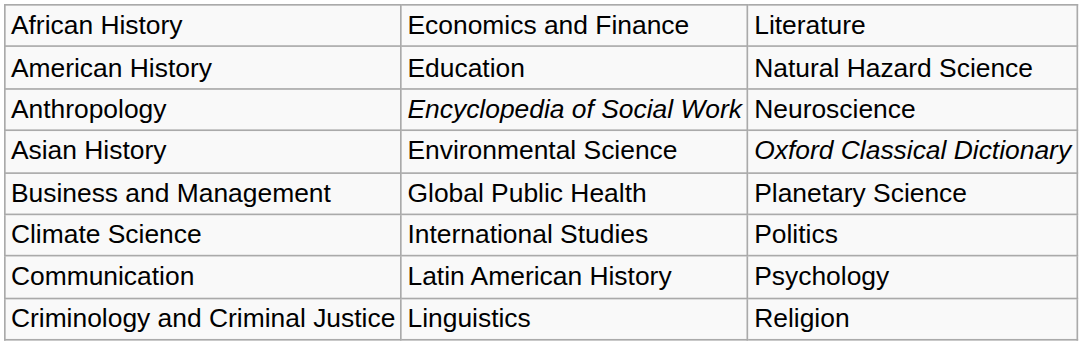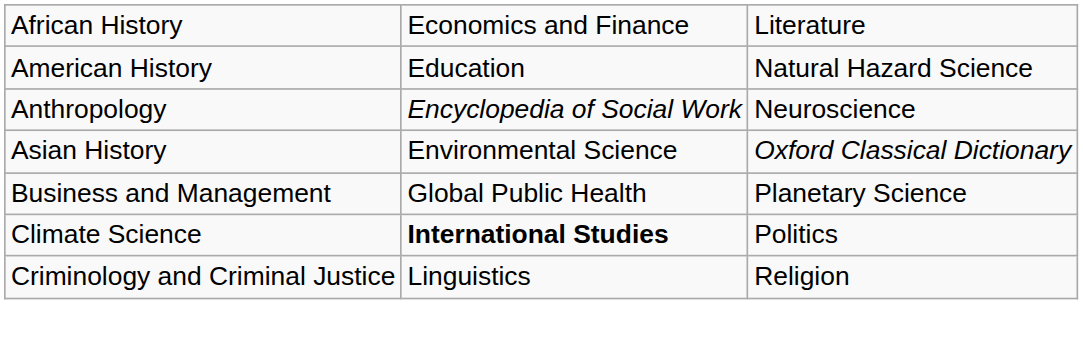(528, 234) normal -> (538, 234) bold
- row: (103, 276)
